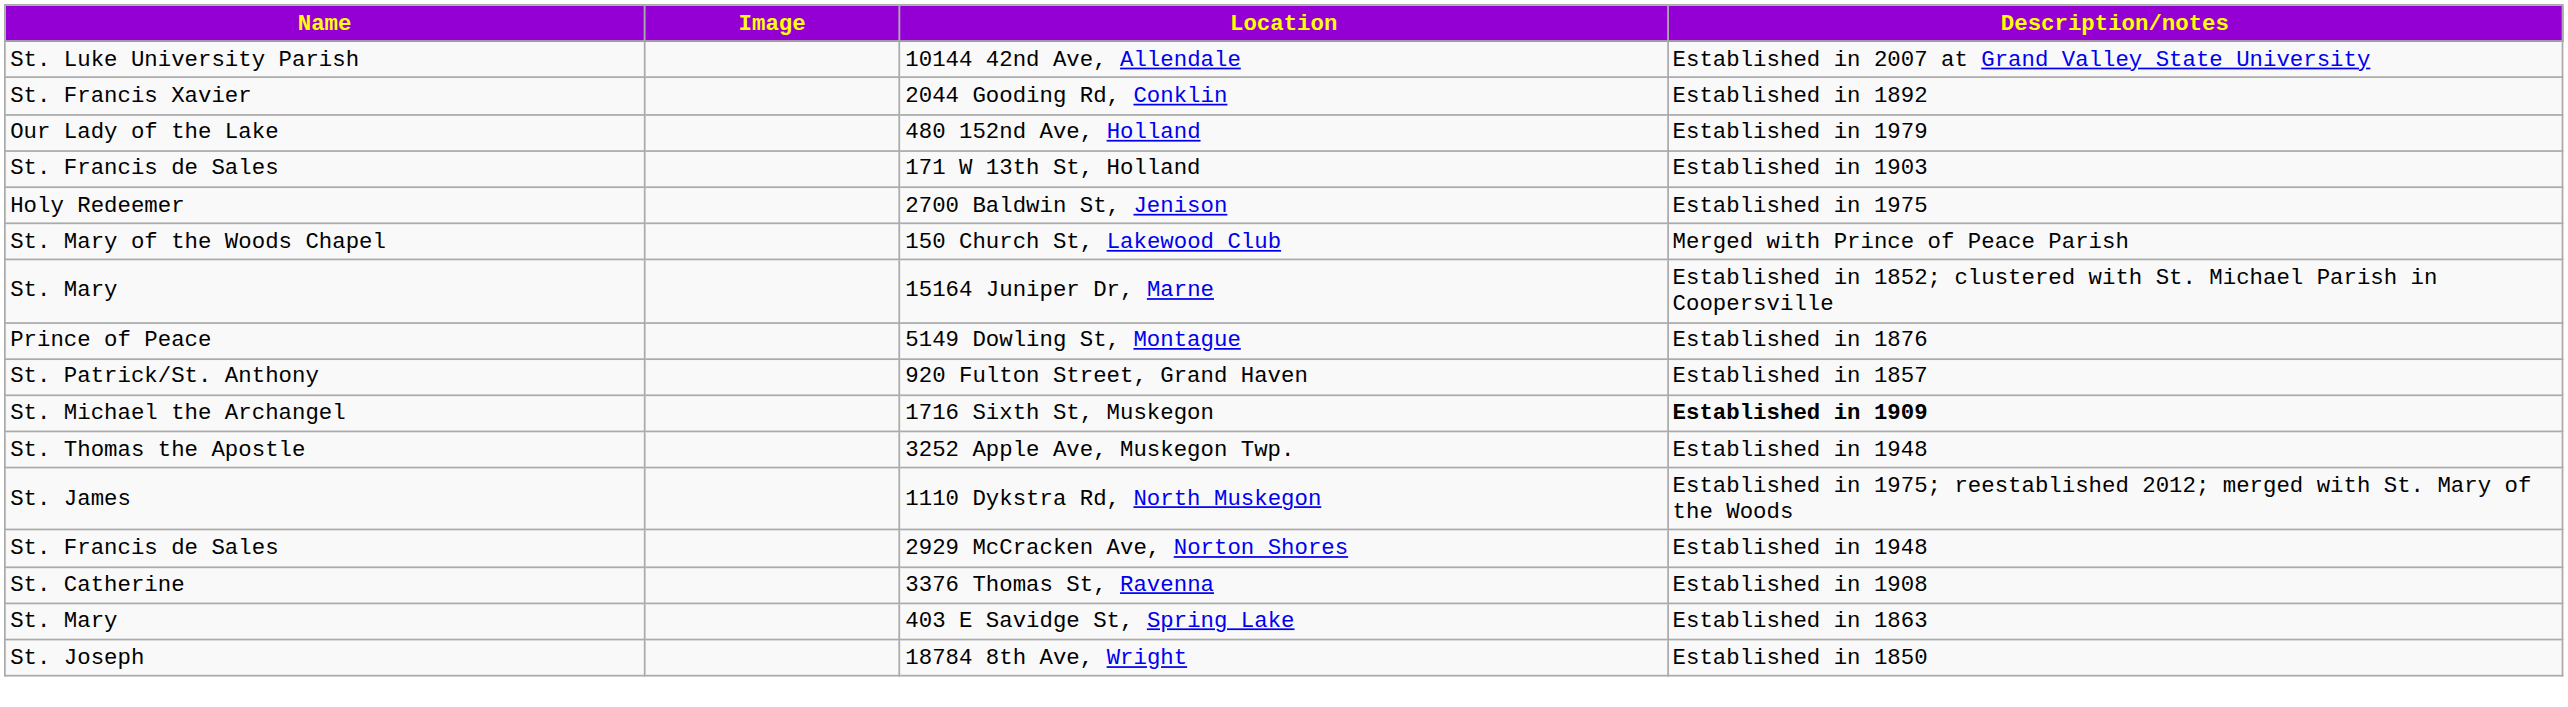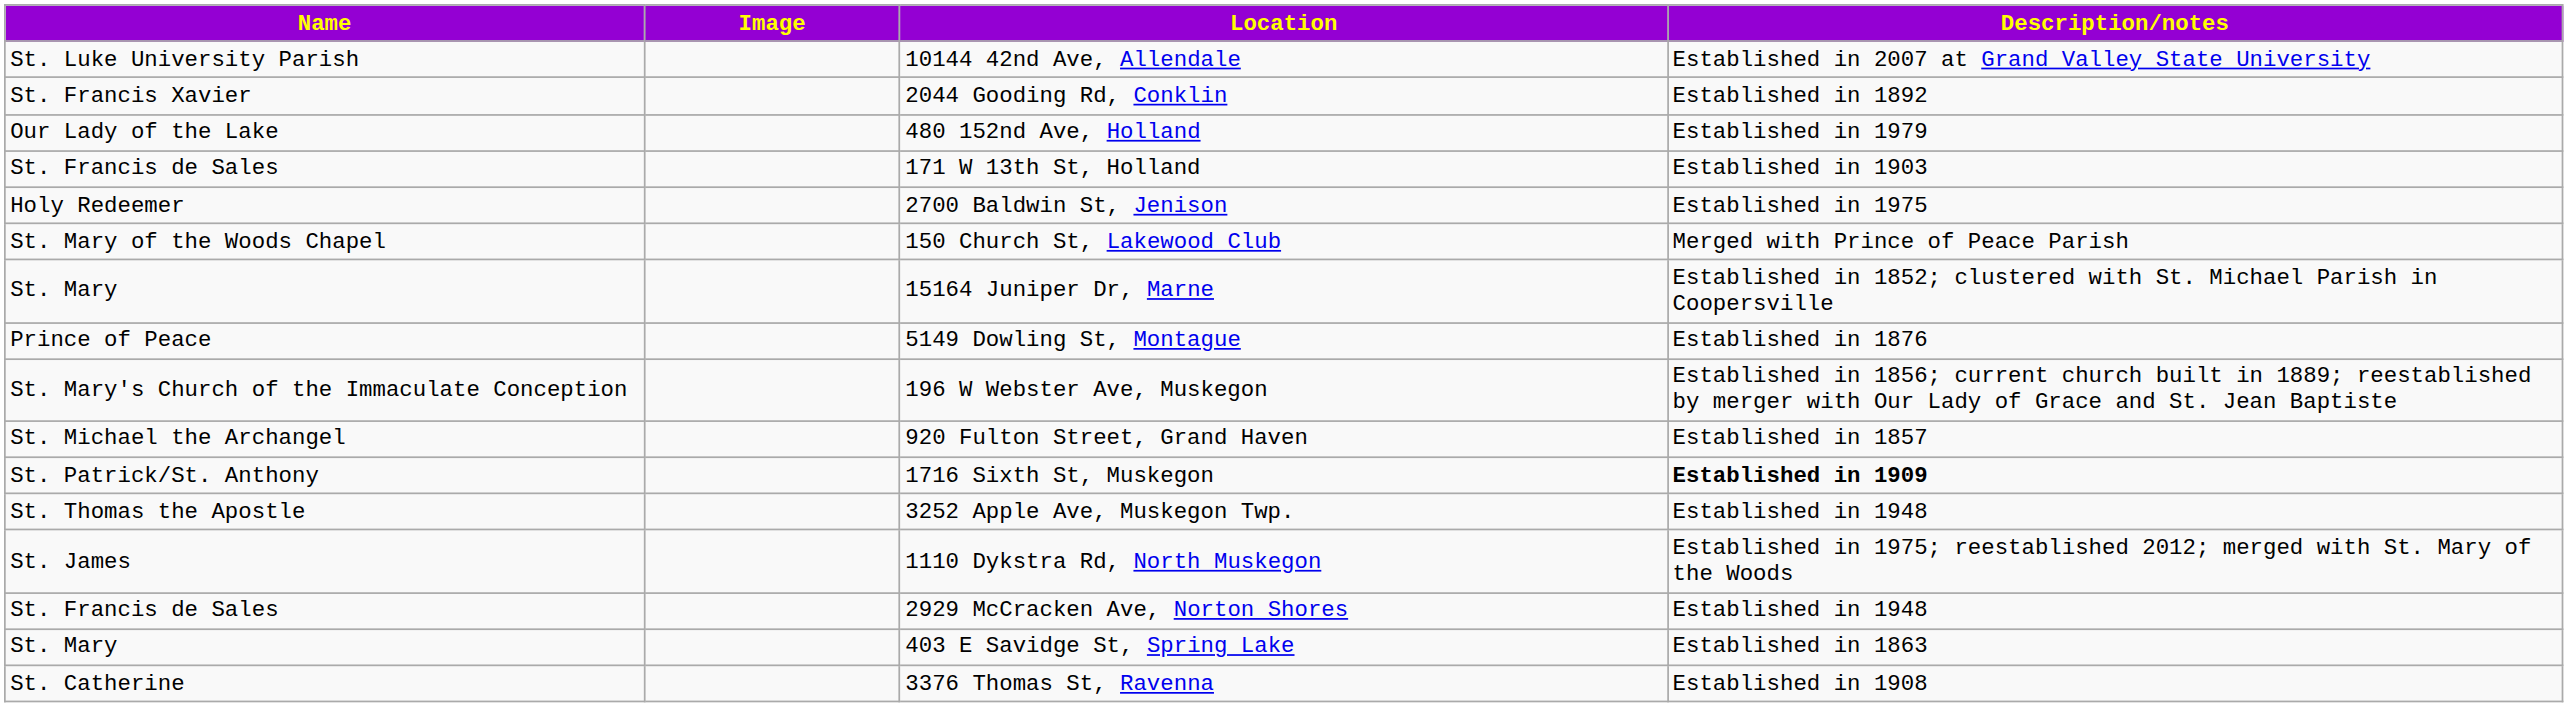+ row: (1086, 390)
(164, 377) St. Patrick/St. Anthony -> (178, 439) St. Michael the Archangel
(178, 413) St. Michael the Archangel -> (164, 476) St. Patrick/St. Anthony
rows swapped: (1060, 585) <-> (1100, 621)
- row: (1046, 658)
